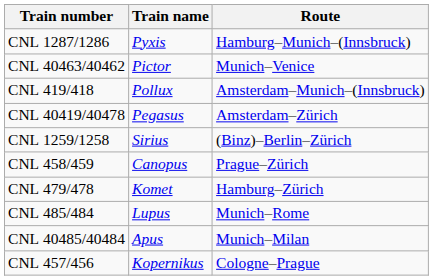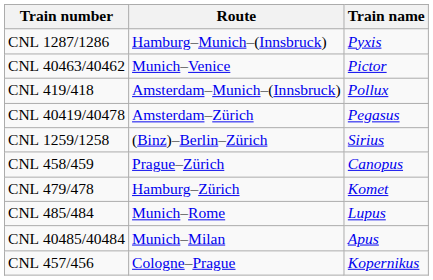columns swapped: (170, 16) <-> (320, 16)
